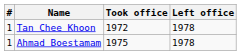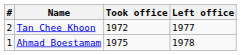(9, 27) 1 -> (9, 27) 2
(183, 27) 1978 -> (183, 27) 1977
